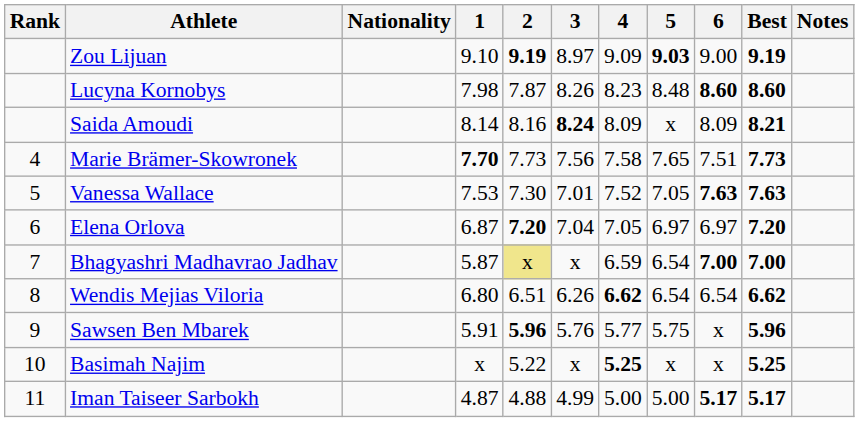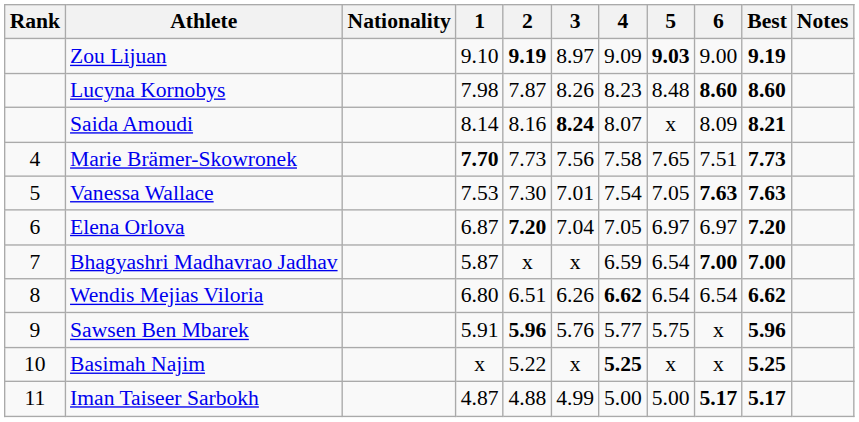(623, 124) 8.09 -> (623, 124) 8.07
(623, 192) 7.52 -> (623, 192) 7.54
(527, 261) khaki background -> (527, 261) no background
